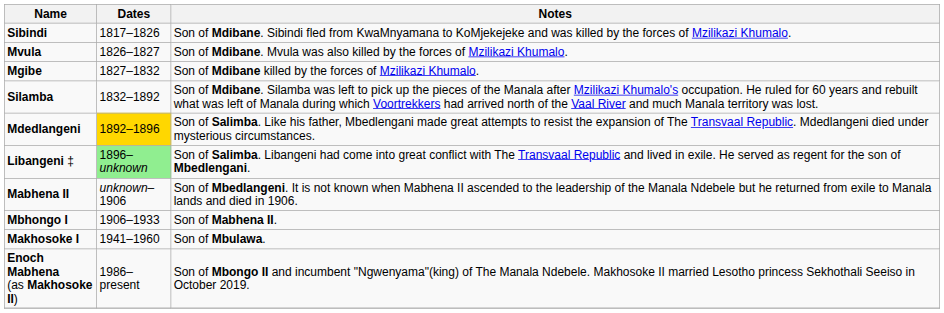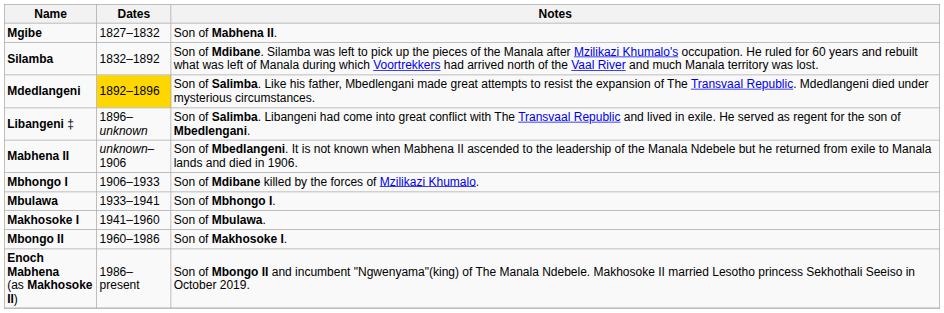- row: (27, 33)
- row: (24, 52)
(326, 71) Son of Mdibane killed by the forces of Mzilikazi Khumalo. -> (225, 33) Son of Mabhena II.
(124, 161) lightgreen background -> (124, 123) no background
(225, 220) Son of Mabhena II. -> (326, 182) Son of Mdibane killed by the forces of Mzilikazi Khumalo.
+ row: (32, 201)
+ row: (35, 239)
